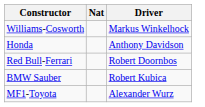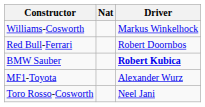- row: (20, 45)
(138, 77) normal -> (149, 61) bold
+ row: (50, 94)
